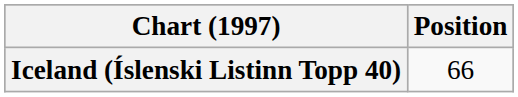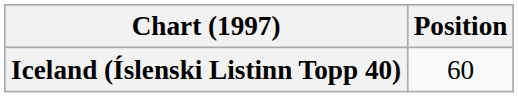(461, 69) 66 -> (461, 69) 60
